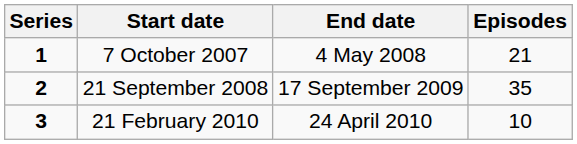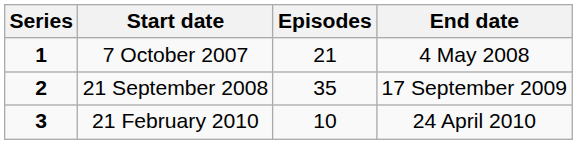columns swapped: (371, 21) <-> (520, 21)
